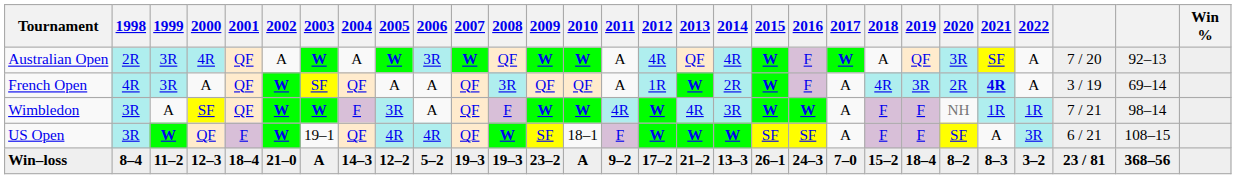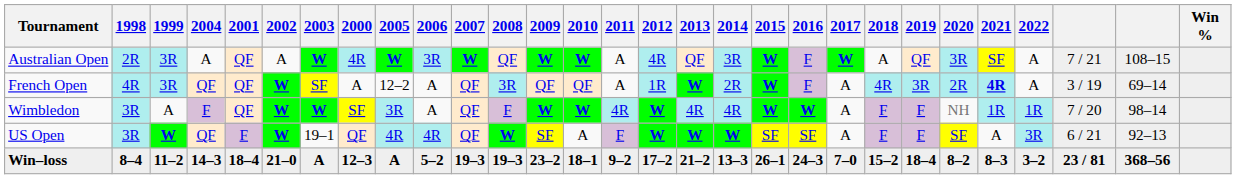columns swapped: (206, 25) <-> (357, 25)
(733, 59) 4R -> (733, 59) 3R
(1084, 59) 7 / 20 -> (1084, 59) 7 / 21
(1147, 59) 92–13 -> (1147, 59) 108–15
(394, 84) A -> (394, 84) 12–2
(733, 109) 3R -> (733, 109) 4R
(1084, 109) 7 / 21 -> (1084, 109) 7 / 20
(583, 135) 18–1 -> (583, 135) A
(1147, 135) 108–15 -> (1147, 135) 92–13
(394, 160) 12–2 -> (394, 160) A
(583, 160) A -> (583, 160) 18–1
